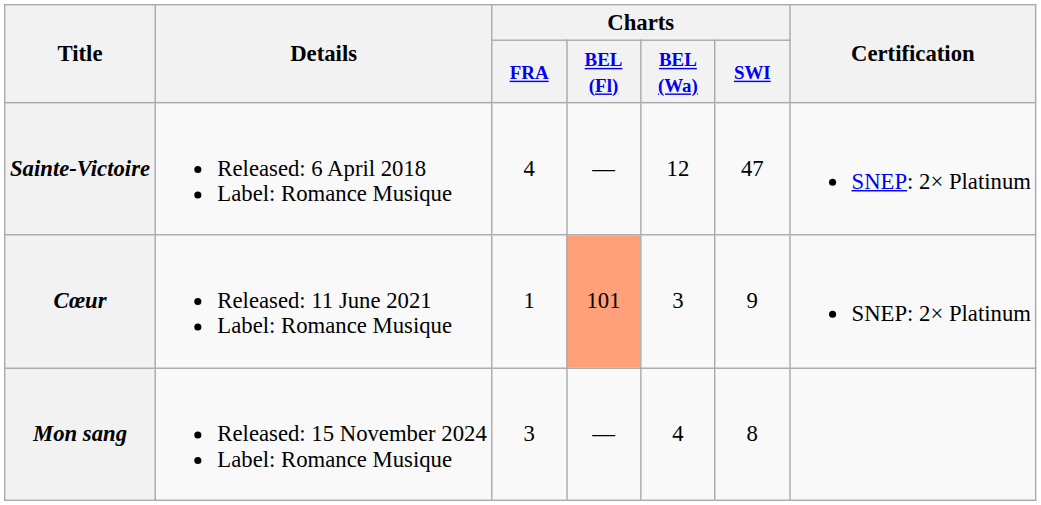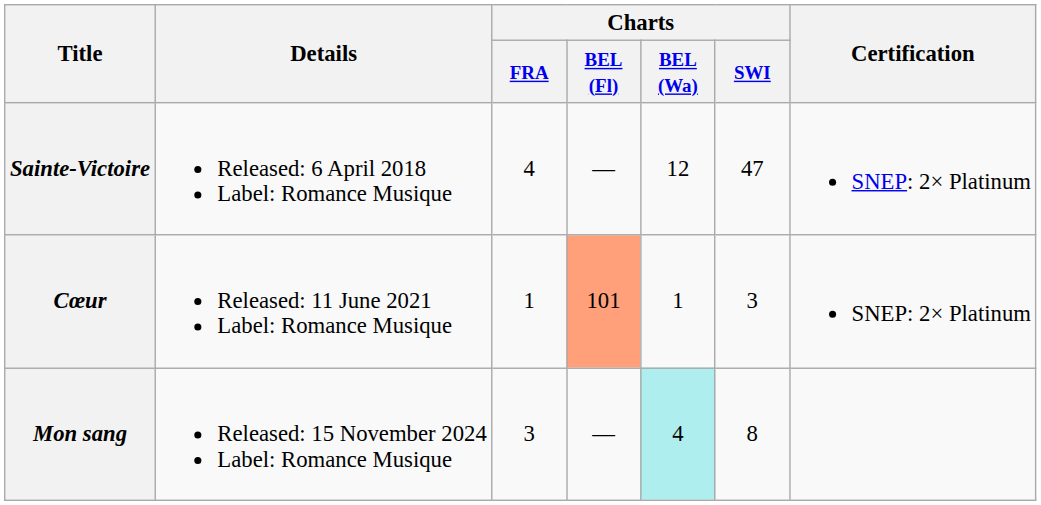(678, 301) 3 -> (678, 301) 1
(752, 301) 9 -> (752, 301) 3
(678, 433) no background -> (678, 433) paleturquoise background
